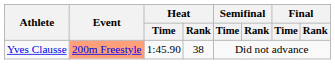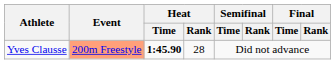(164, 50) normal -> (164, 50) bold
(198, 50) 38 -> (199, 50) 28
